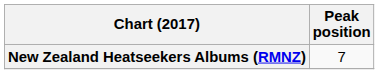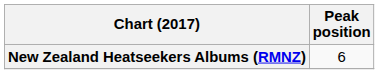(342, 56) 7 -> (342, 56) 6
